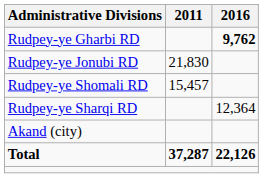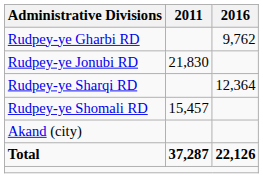(239, 39) bold -> (239, 39) normal
rows swapped: (73, 108) <-> (78, 85)
